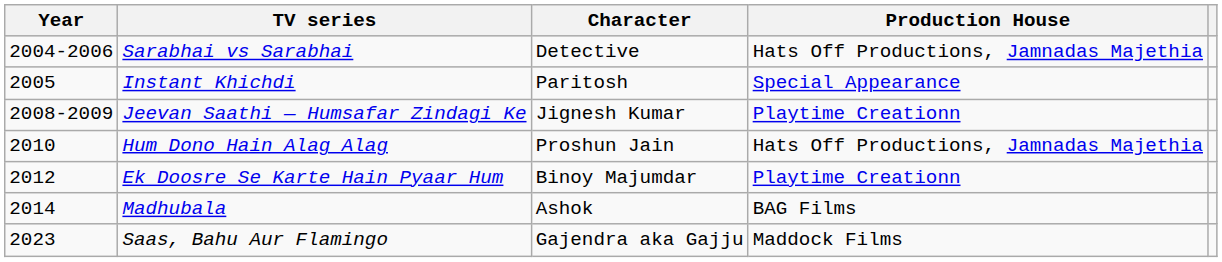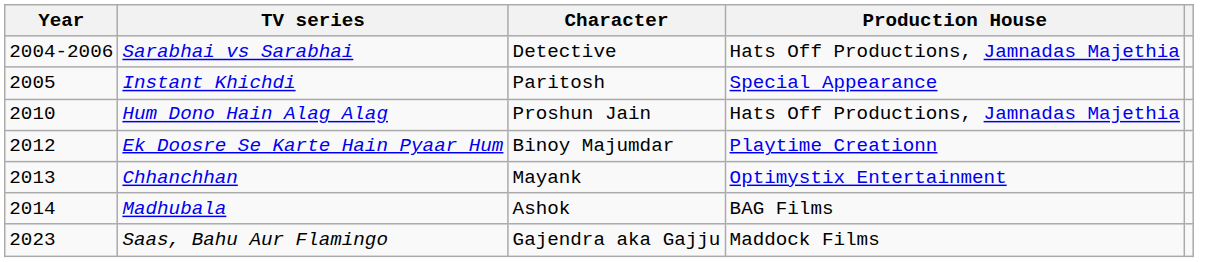- row: (324, 114)
+ row: (180, 177)
